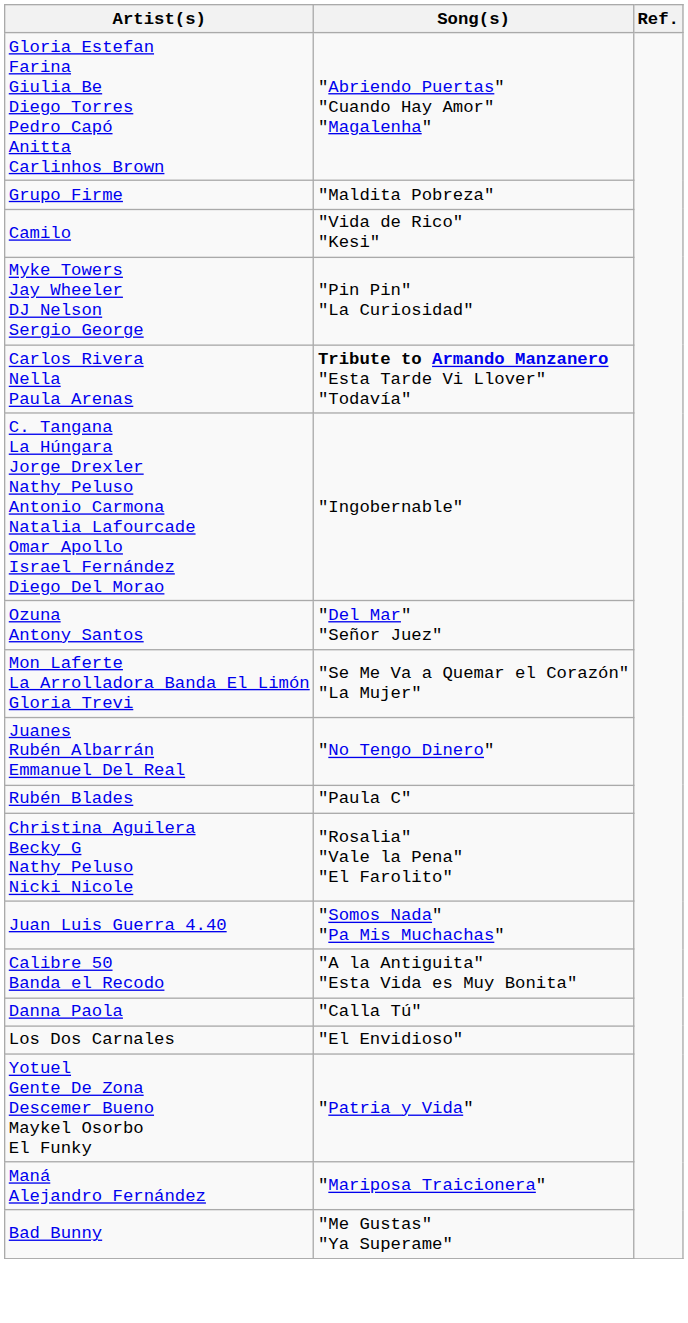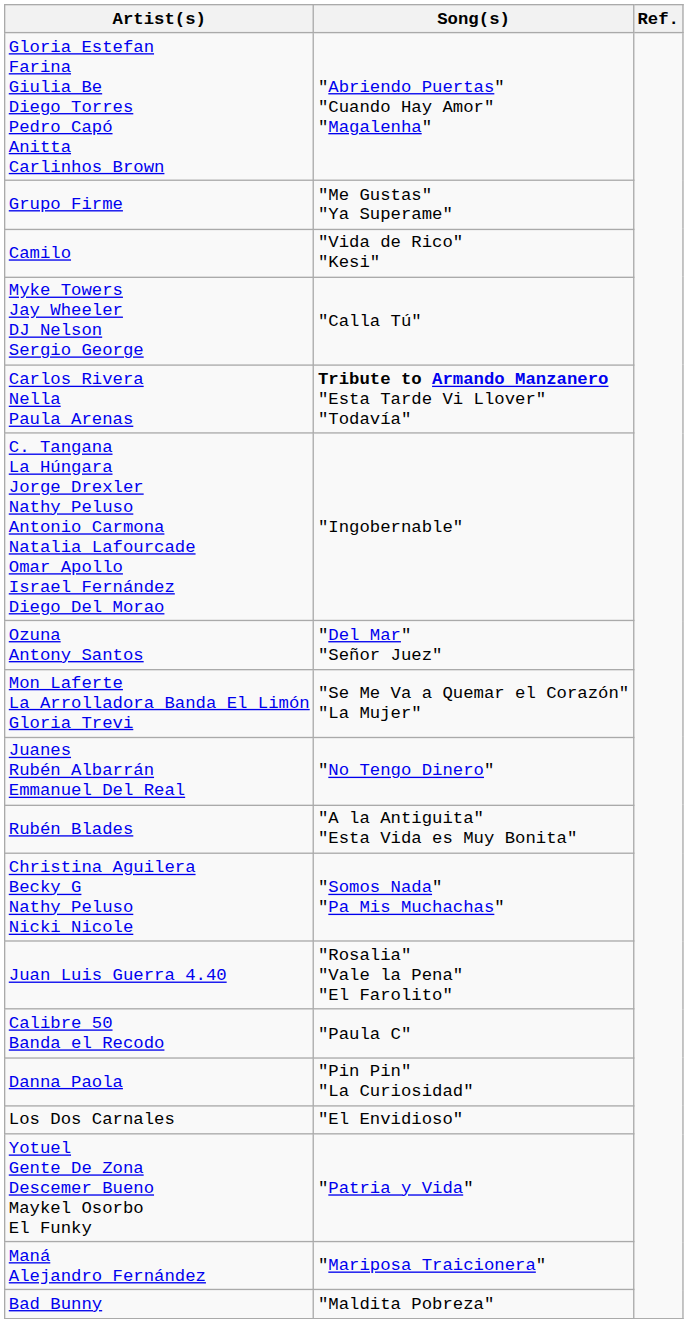(406, 195) "Maldita Pobreza" -> (385, 205) "Me Gustas" "Ya Superame"
(396, 301) "Pin Pin" "La Curiosidad" -> (370, 321) "Calla Tú"
(365, 799) "Paula C" -> (448, 829) "A la Antiguita" "Esta Vida es Muy Bonita"
(391, 857) "Rosalia" "Vale la Pena" "El Farolito" -> (411, 897) "Somos Nada" "Pa Mis Muchachas"
(411, 925) "Somos Nada" "Pa Mis Muchachas" -> (391, 975) "Rosalia" "Vale la Pena" "El Farolito"
(448, 974) "A la Antiguita" "Esta Vida es Muy Bonita" -> (365, 1033) "Paula C"
(370, 1012) "Calla Tú" -> (396, 1082) "Pin Pin" "La Curiosidad"
(385, 1234) "Me Gustas" "Ya Superame" -> (406, 1304) "Maldita Pobreza"
